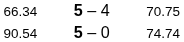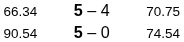(163, 34) 74.74 -> (163, 34) 74.54
